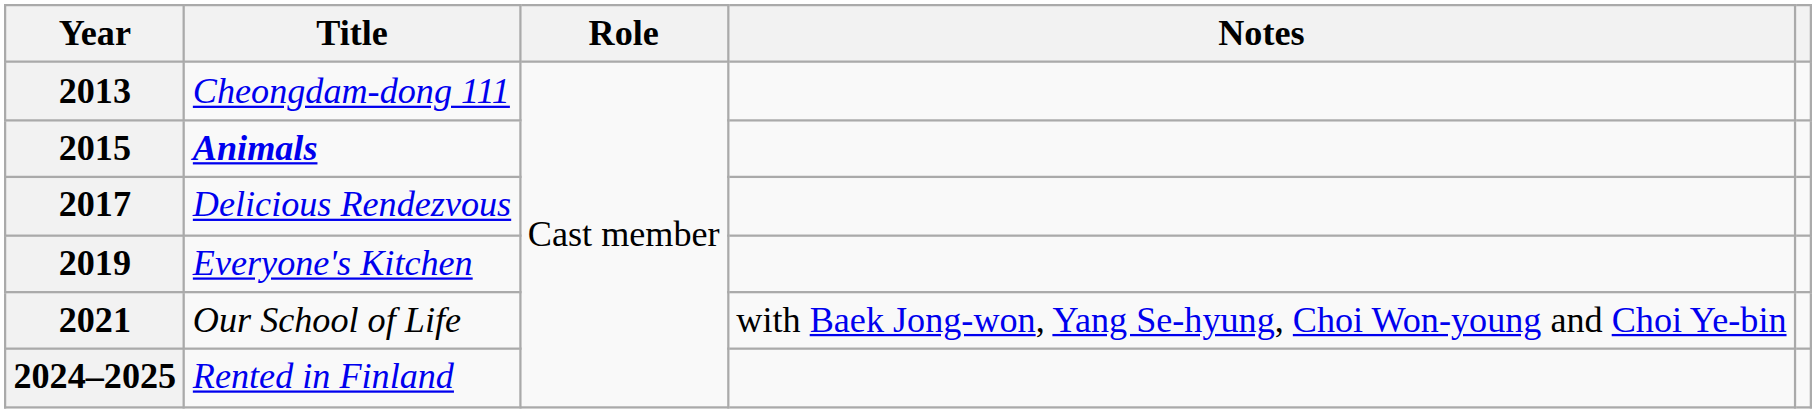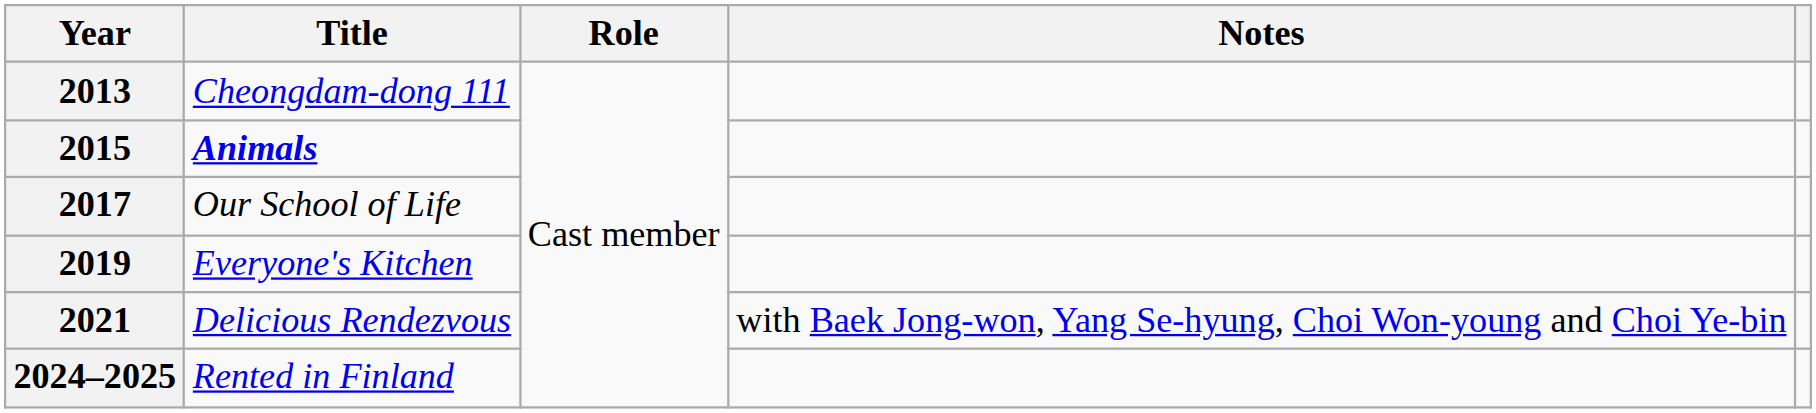(352, 205) Delicious Rendezvous -> (327, 205) Our School of Life
(327, 319) Our School of Life -> (352, 319) Delicious Rendezvous
